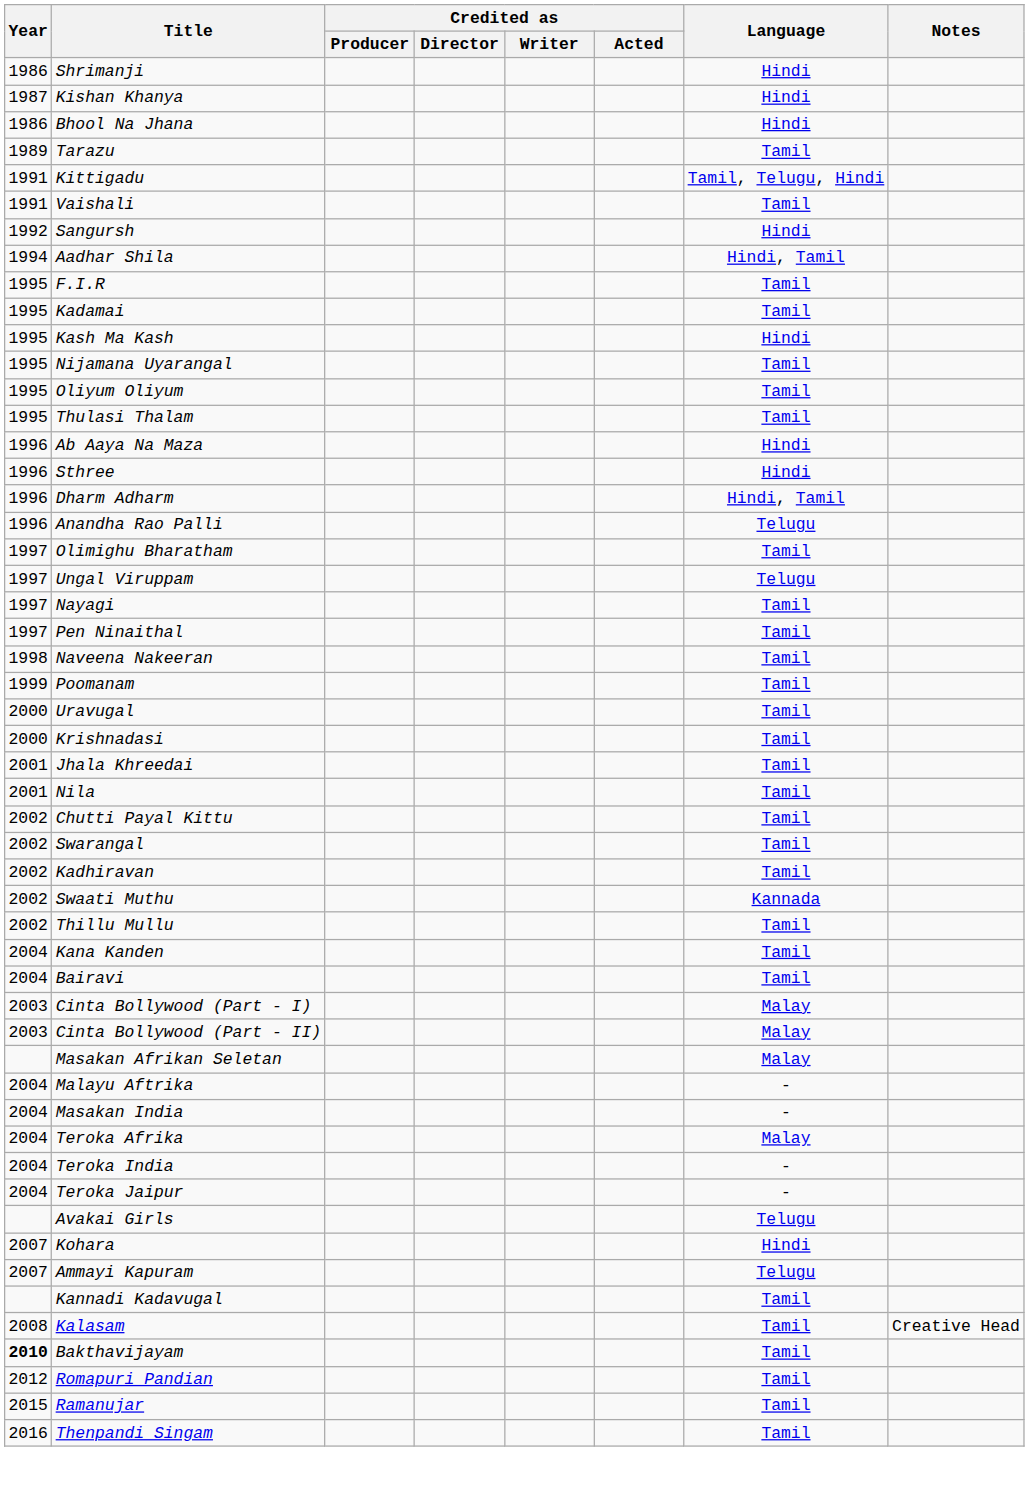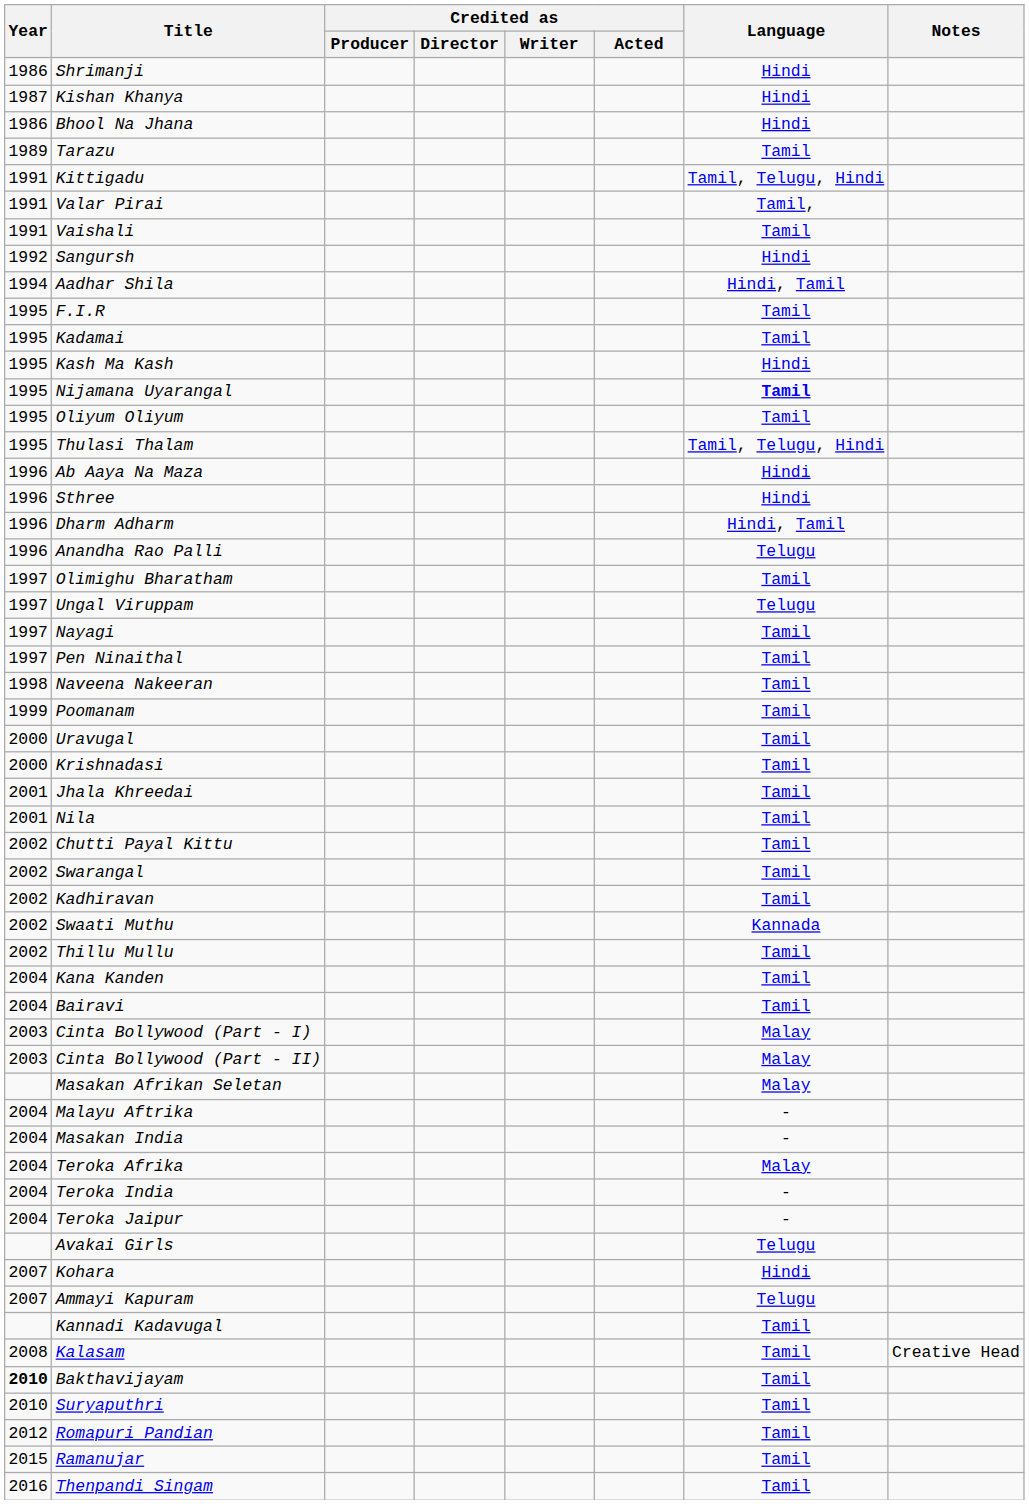+ row: (110, 205)
(786, 365) normal -> (786, 392) bold
(786, 418) Tamil -> (786, 445) Tamil, Telugu, Hindi
+ row: (110, 1406)
